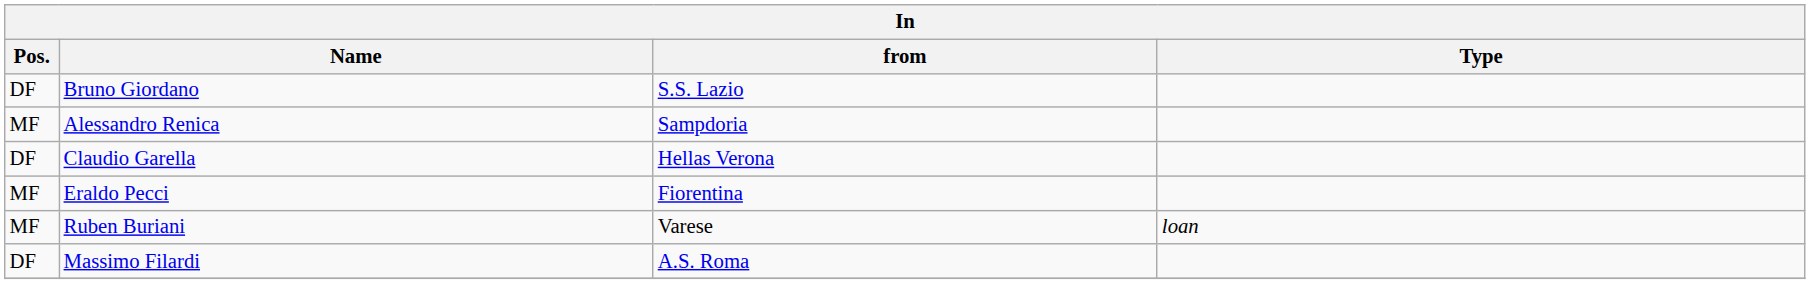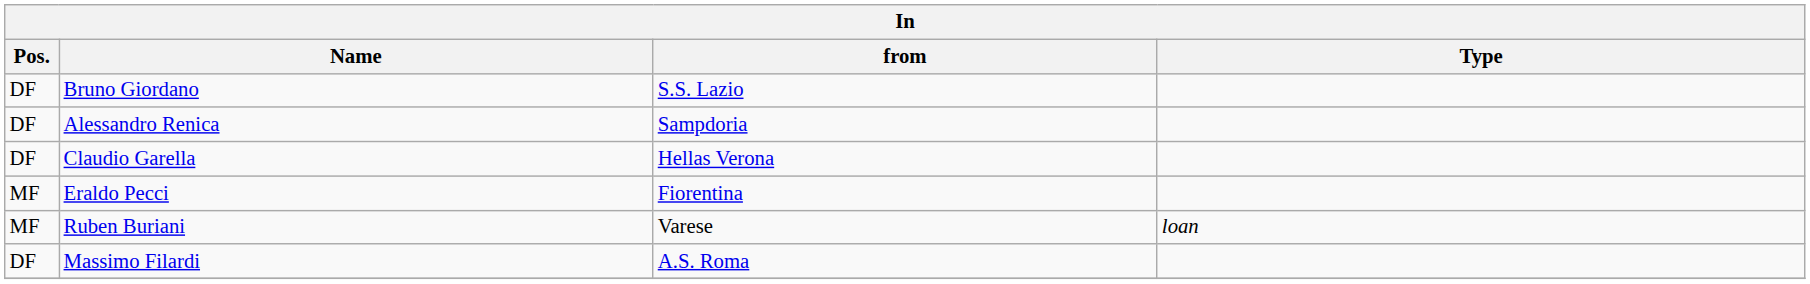(25, 124) MF -> (23, 124) DF
